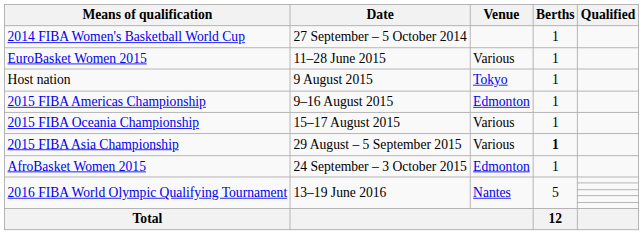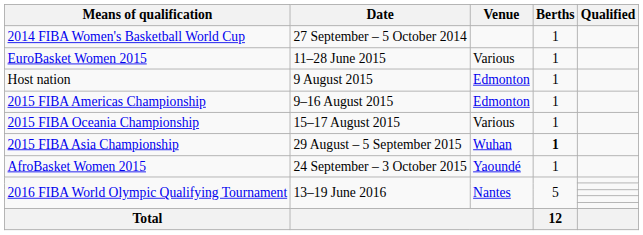(490, 79) Tokyo -> (501, 79) Edmonton
(494, 144) Various -> (492, 144) Wuhan
(501, 166) Edmonton -> (497, 166) Yaoundé
